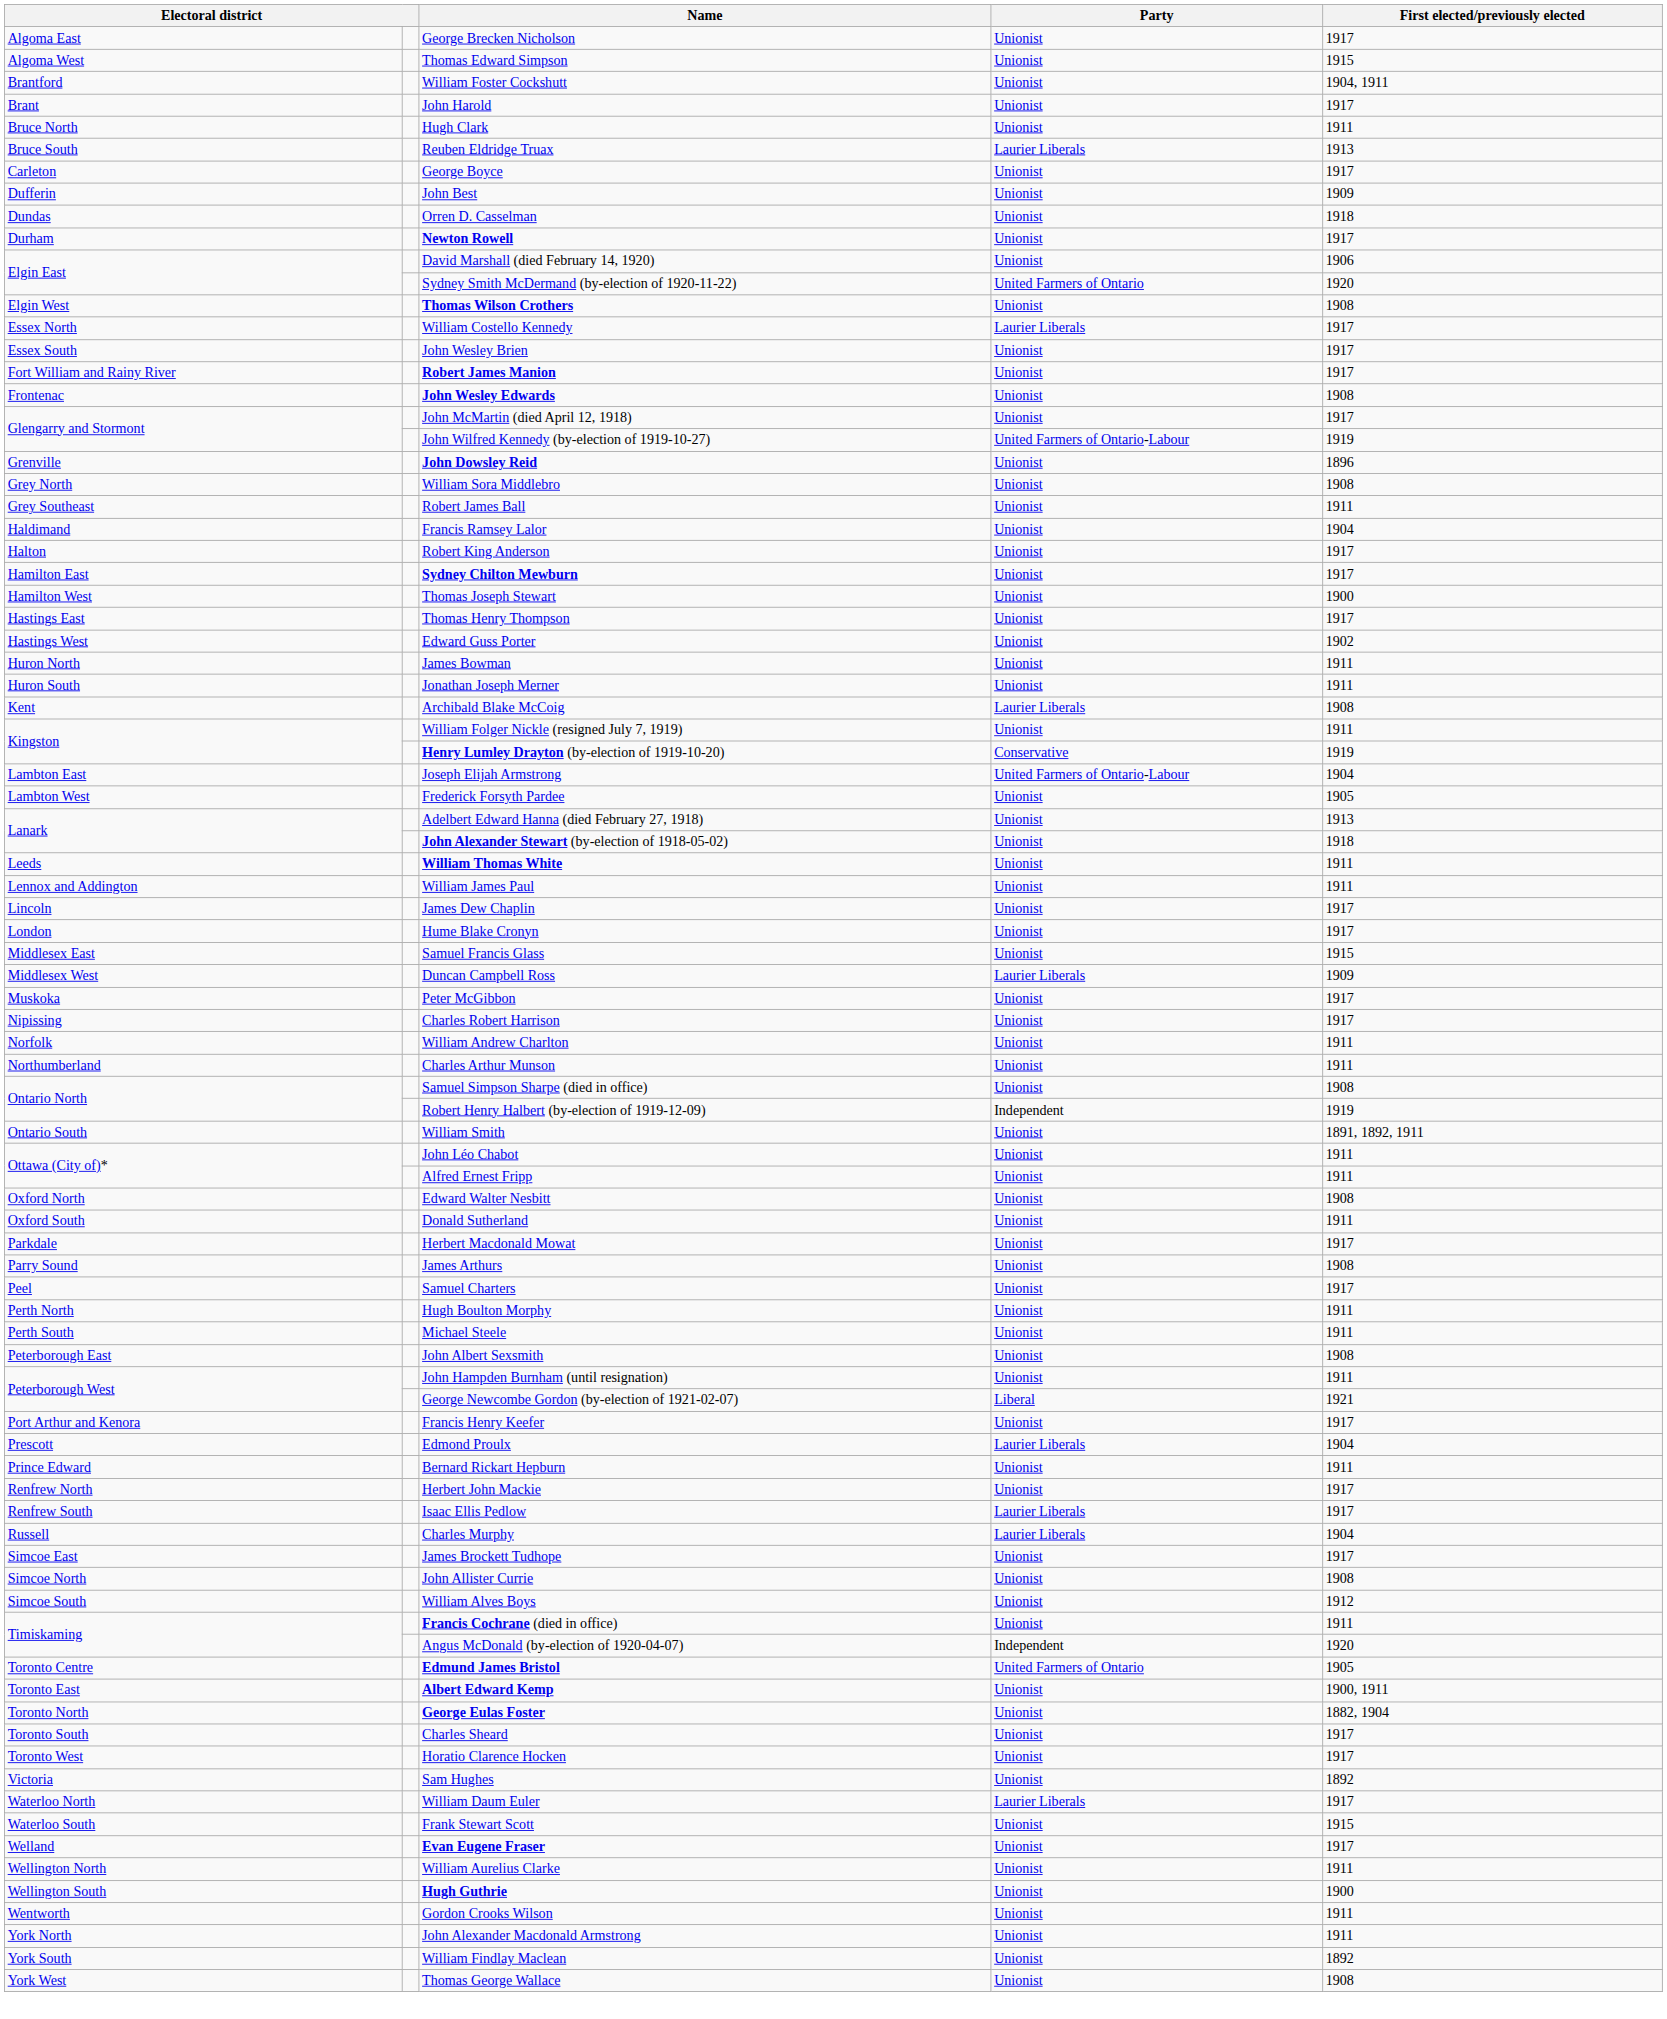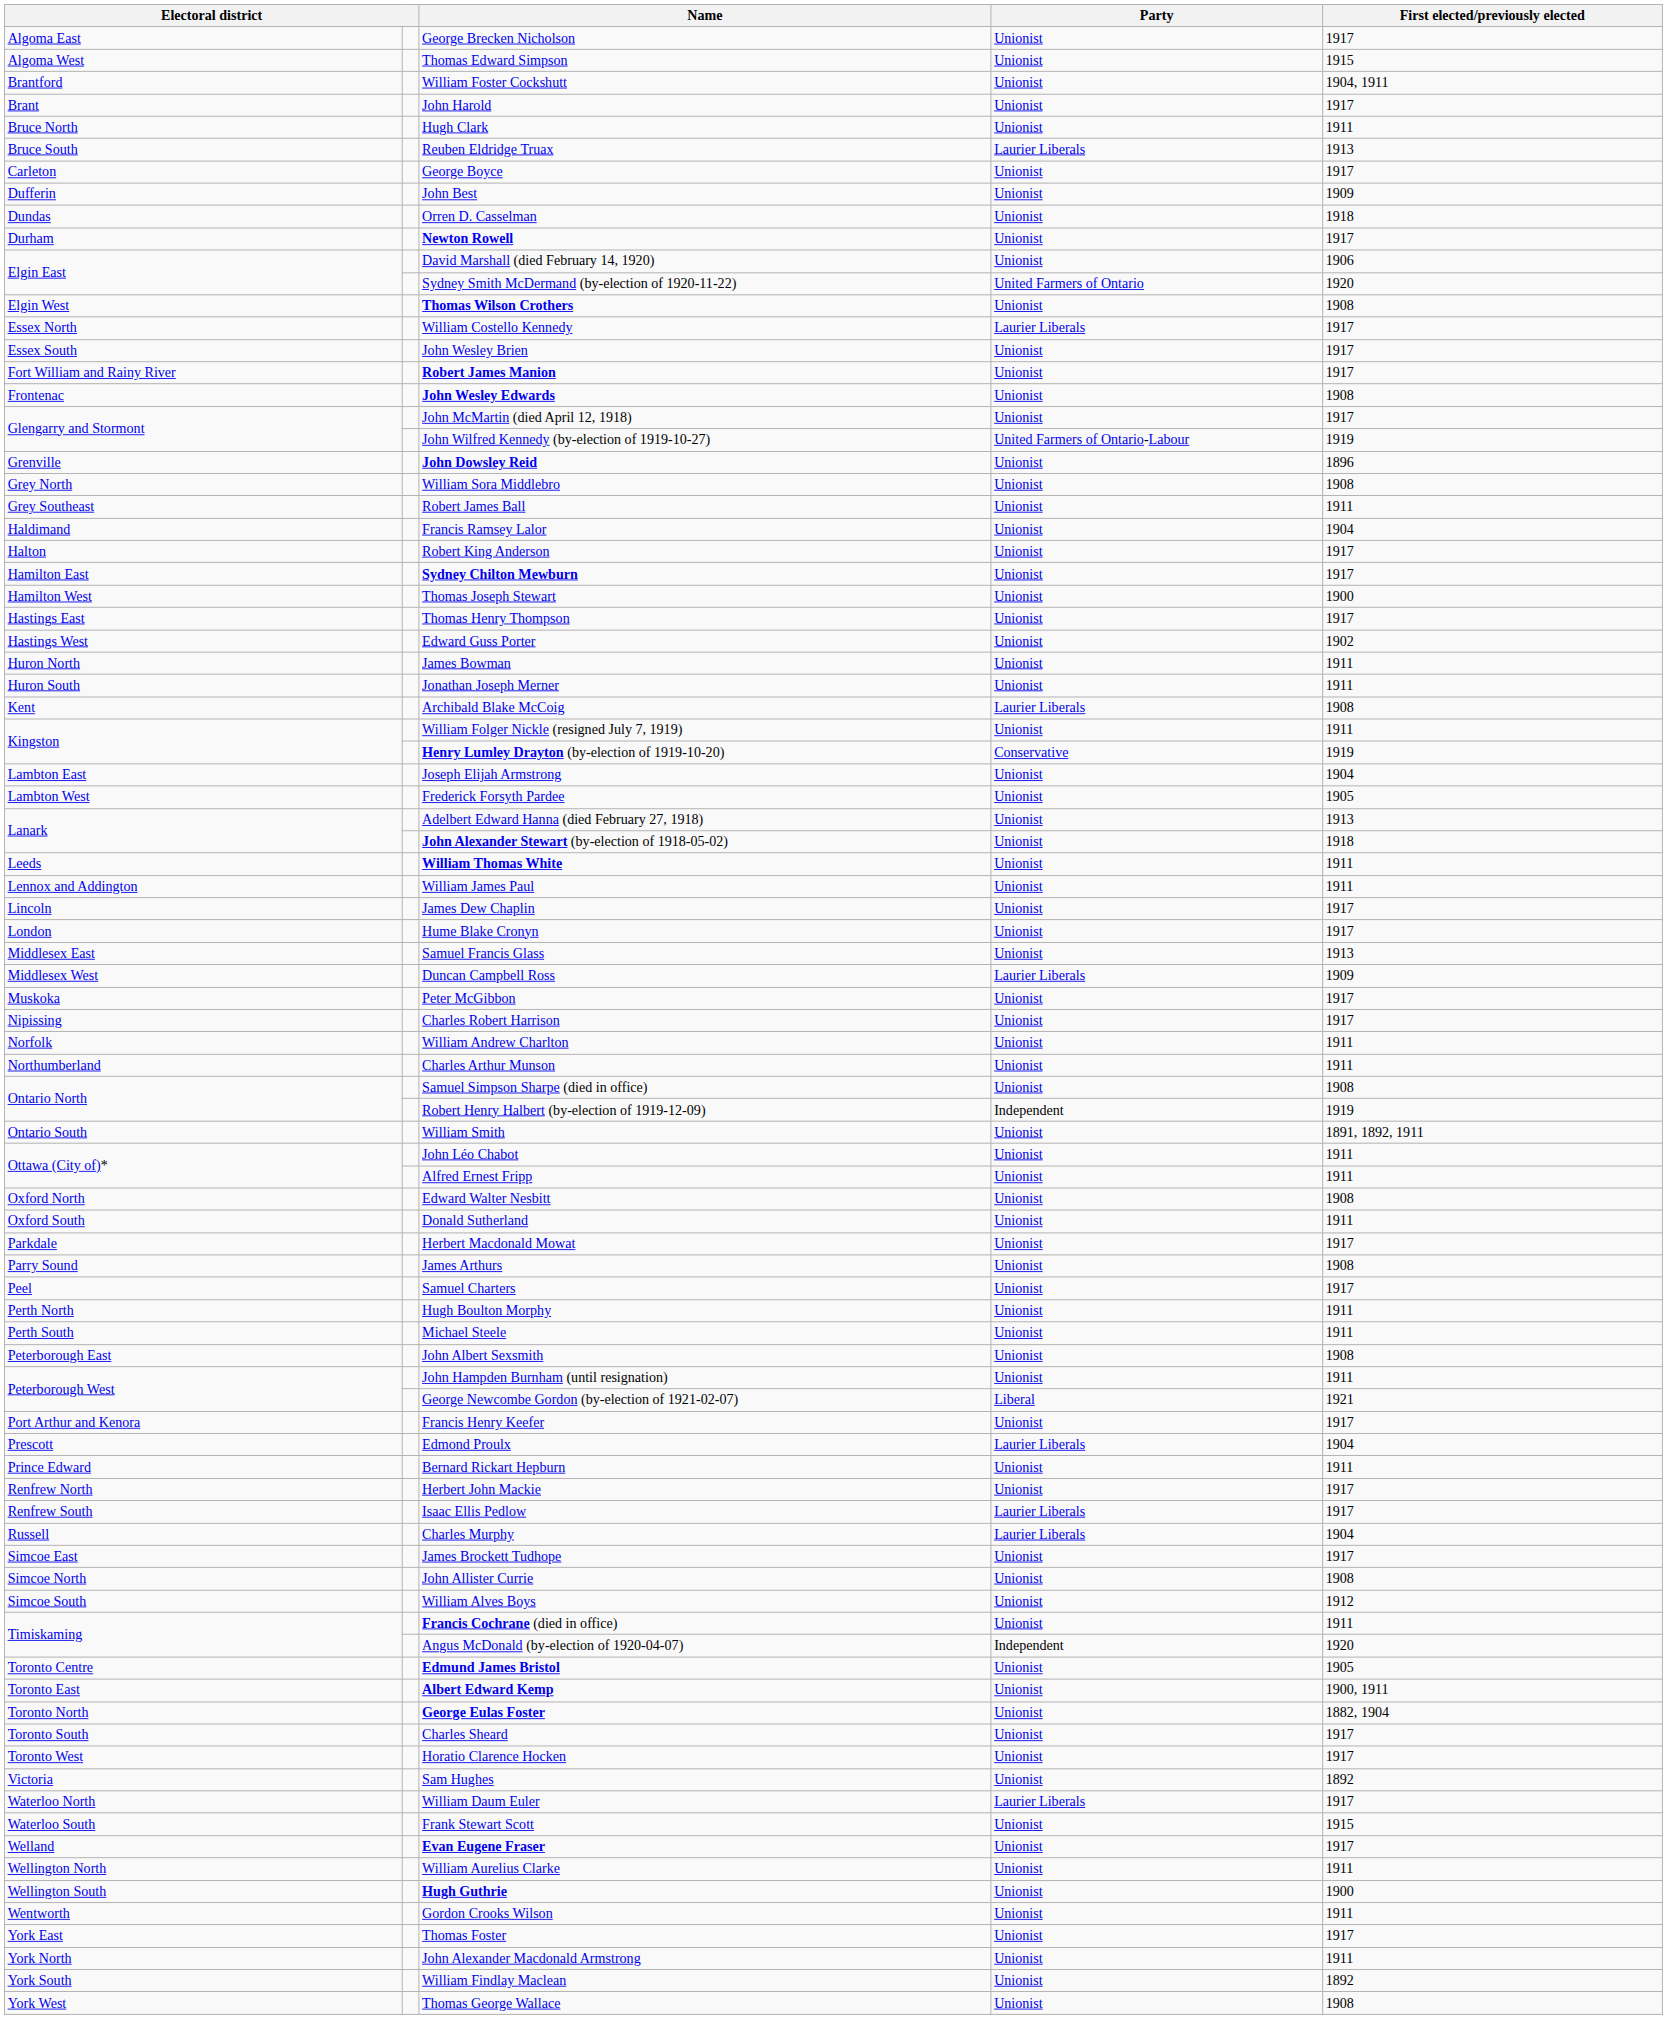(1092, 774) United Farmers of Ontario-Labour -> (1018, 774) Unionist
(1340, 953) 1915 -> (1340, 953) 1913
(1069, 1668) United Farmers of Ontario -> (1018, 1668) Unionist
+ row: (464, 1936)
